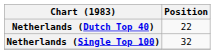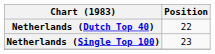(186, 41) 32 -> (186, 41) 23
